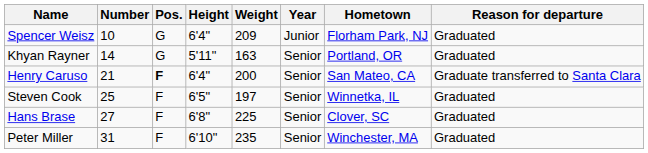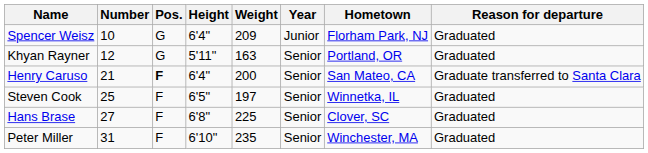(107, 55) 14 -> (107, 55) 12
